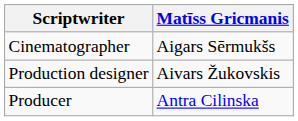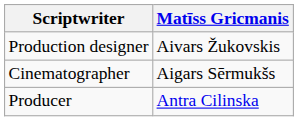rows swapped: (69, 45) <-> (79, 73)
